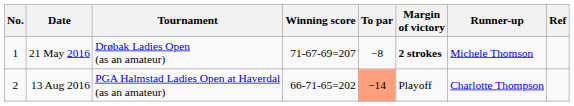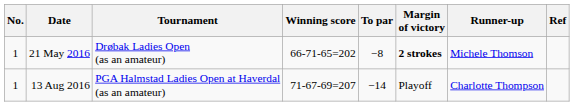(323, 53) 71-67-69=207 -> (323, 53) 66-71-65=202
(15, 85) 2 -> (15, 85) 1
(323, 85) 66-71-65=202 -> (323, 85) 71-67-69=207
(377, 85) lightsalmon background -> (377, 85) no background
